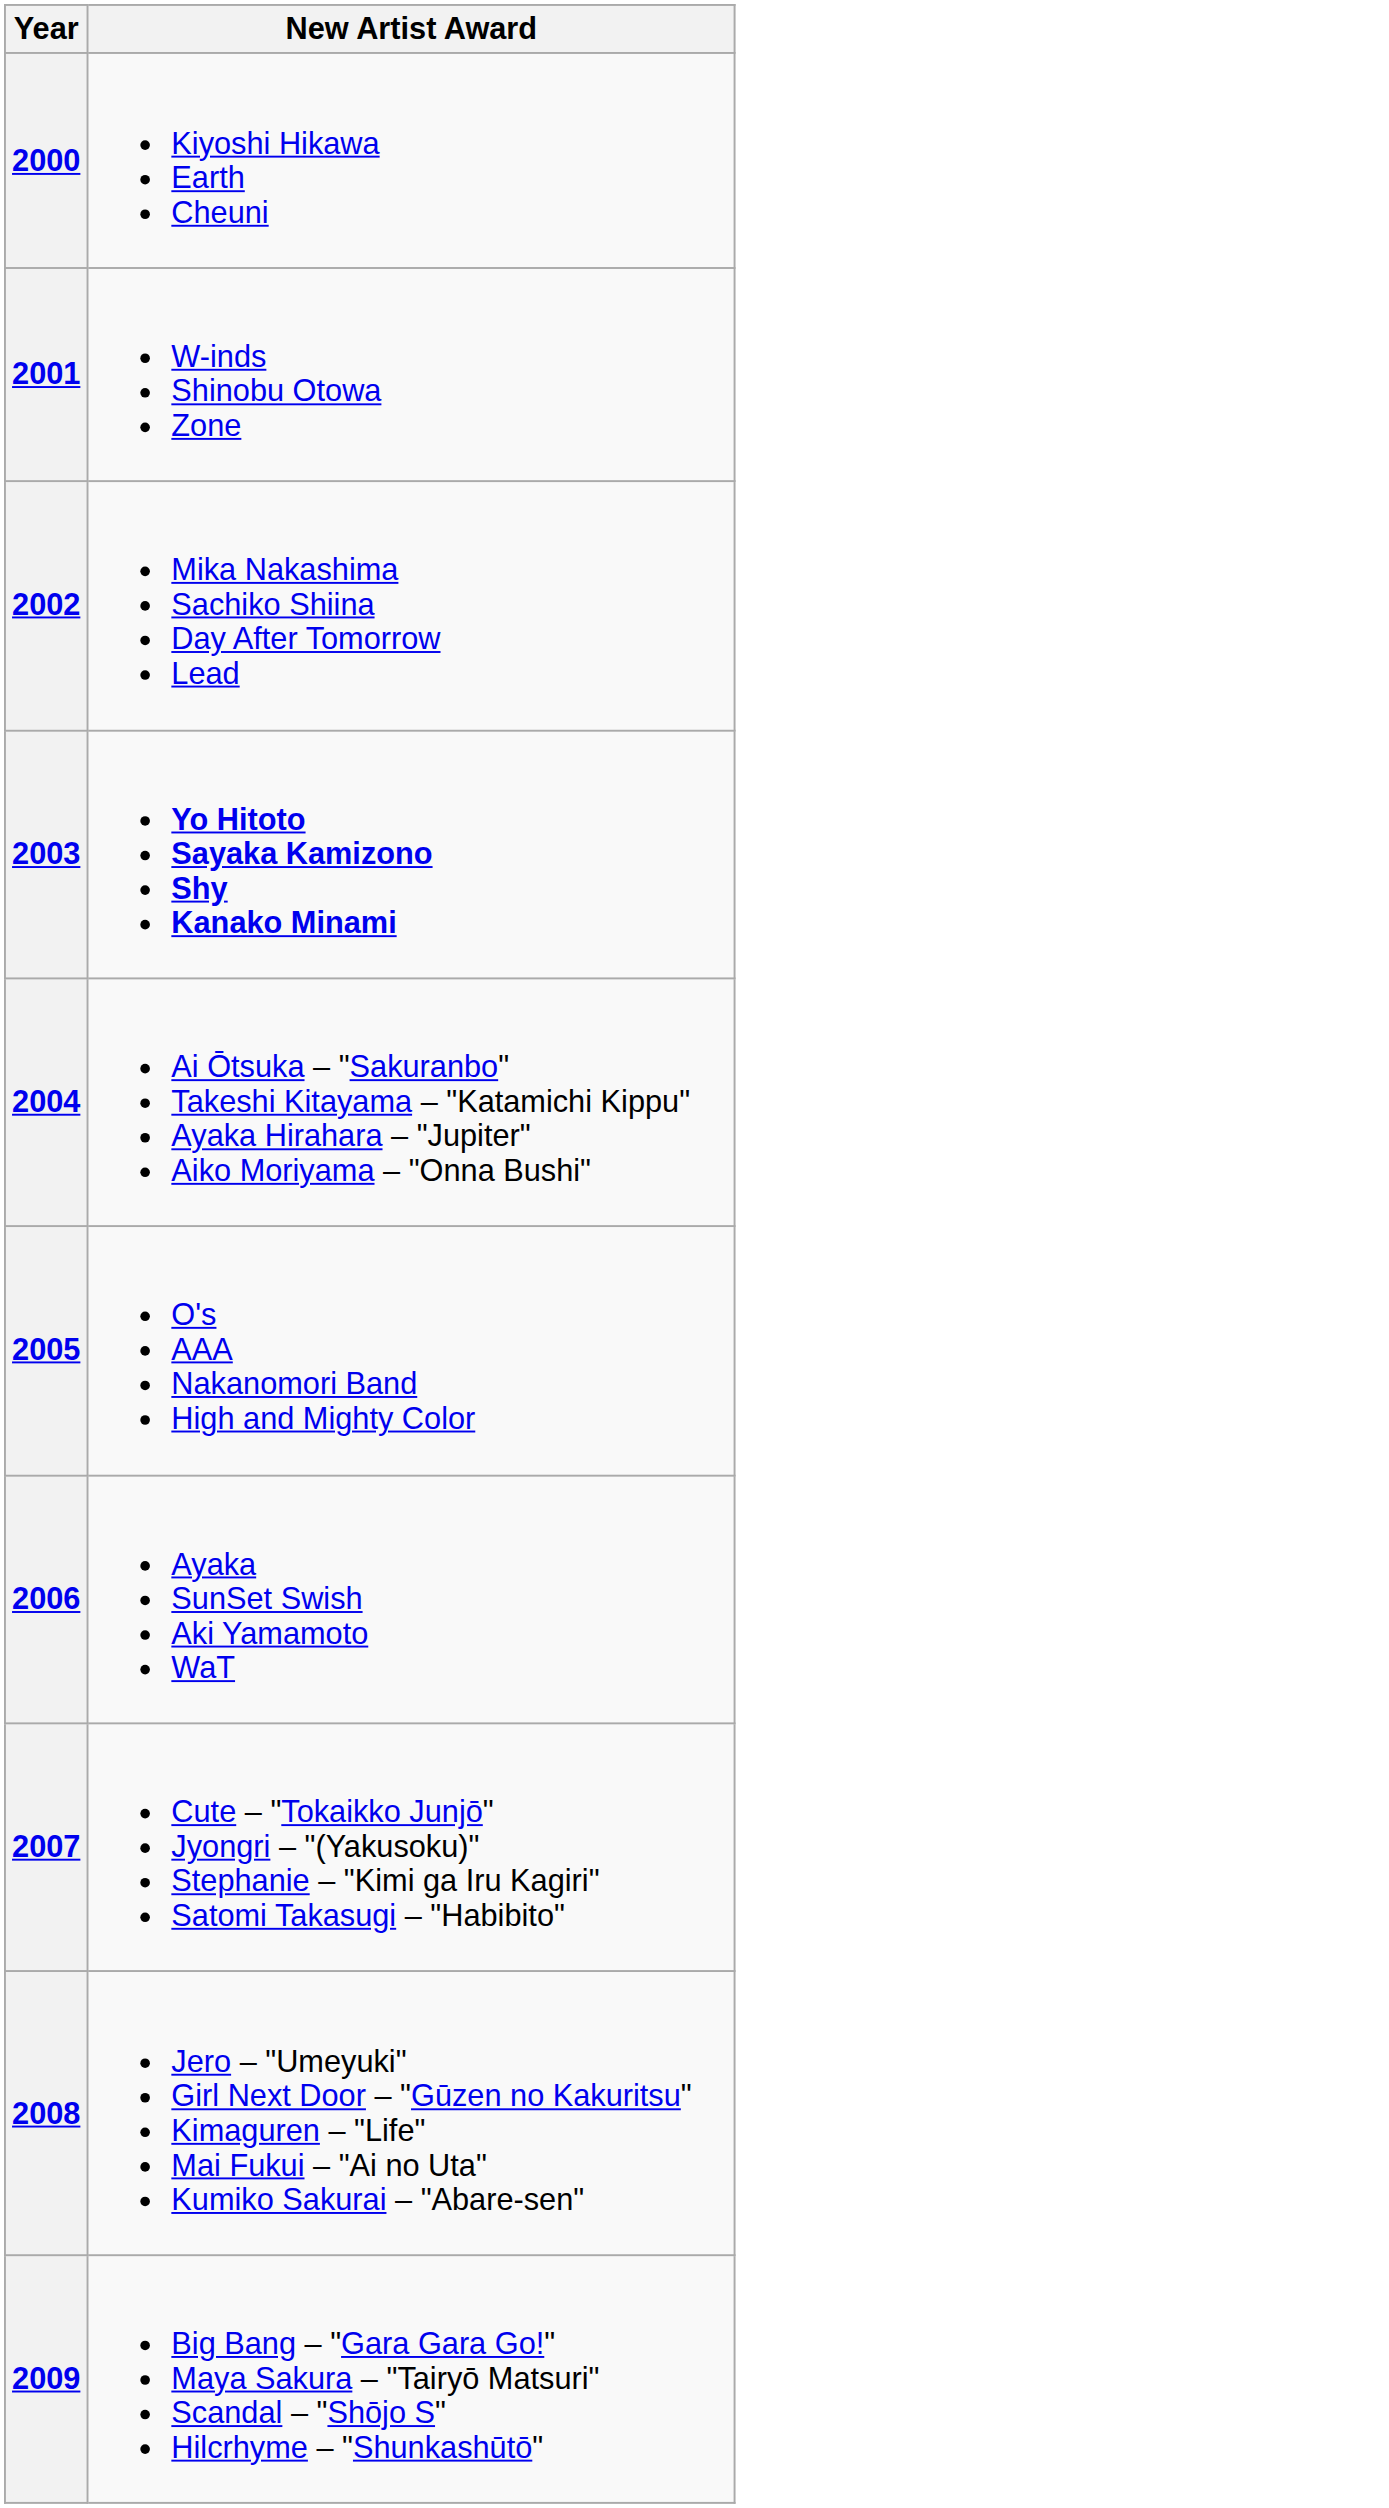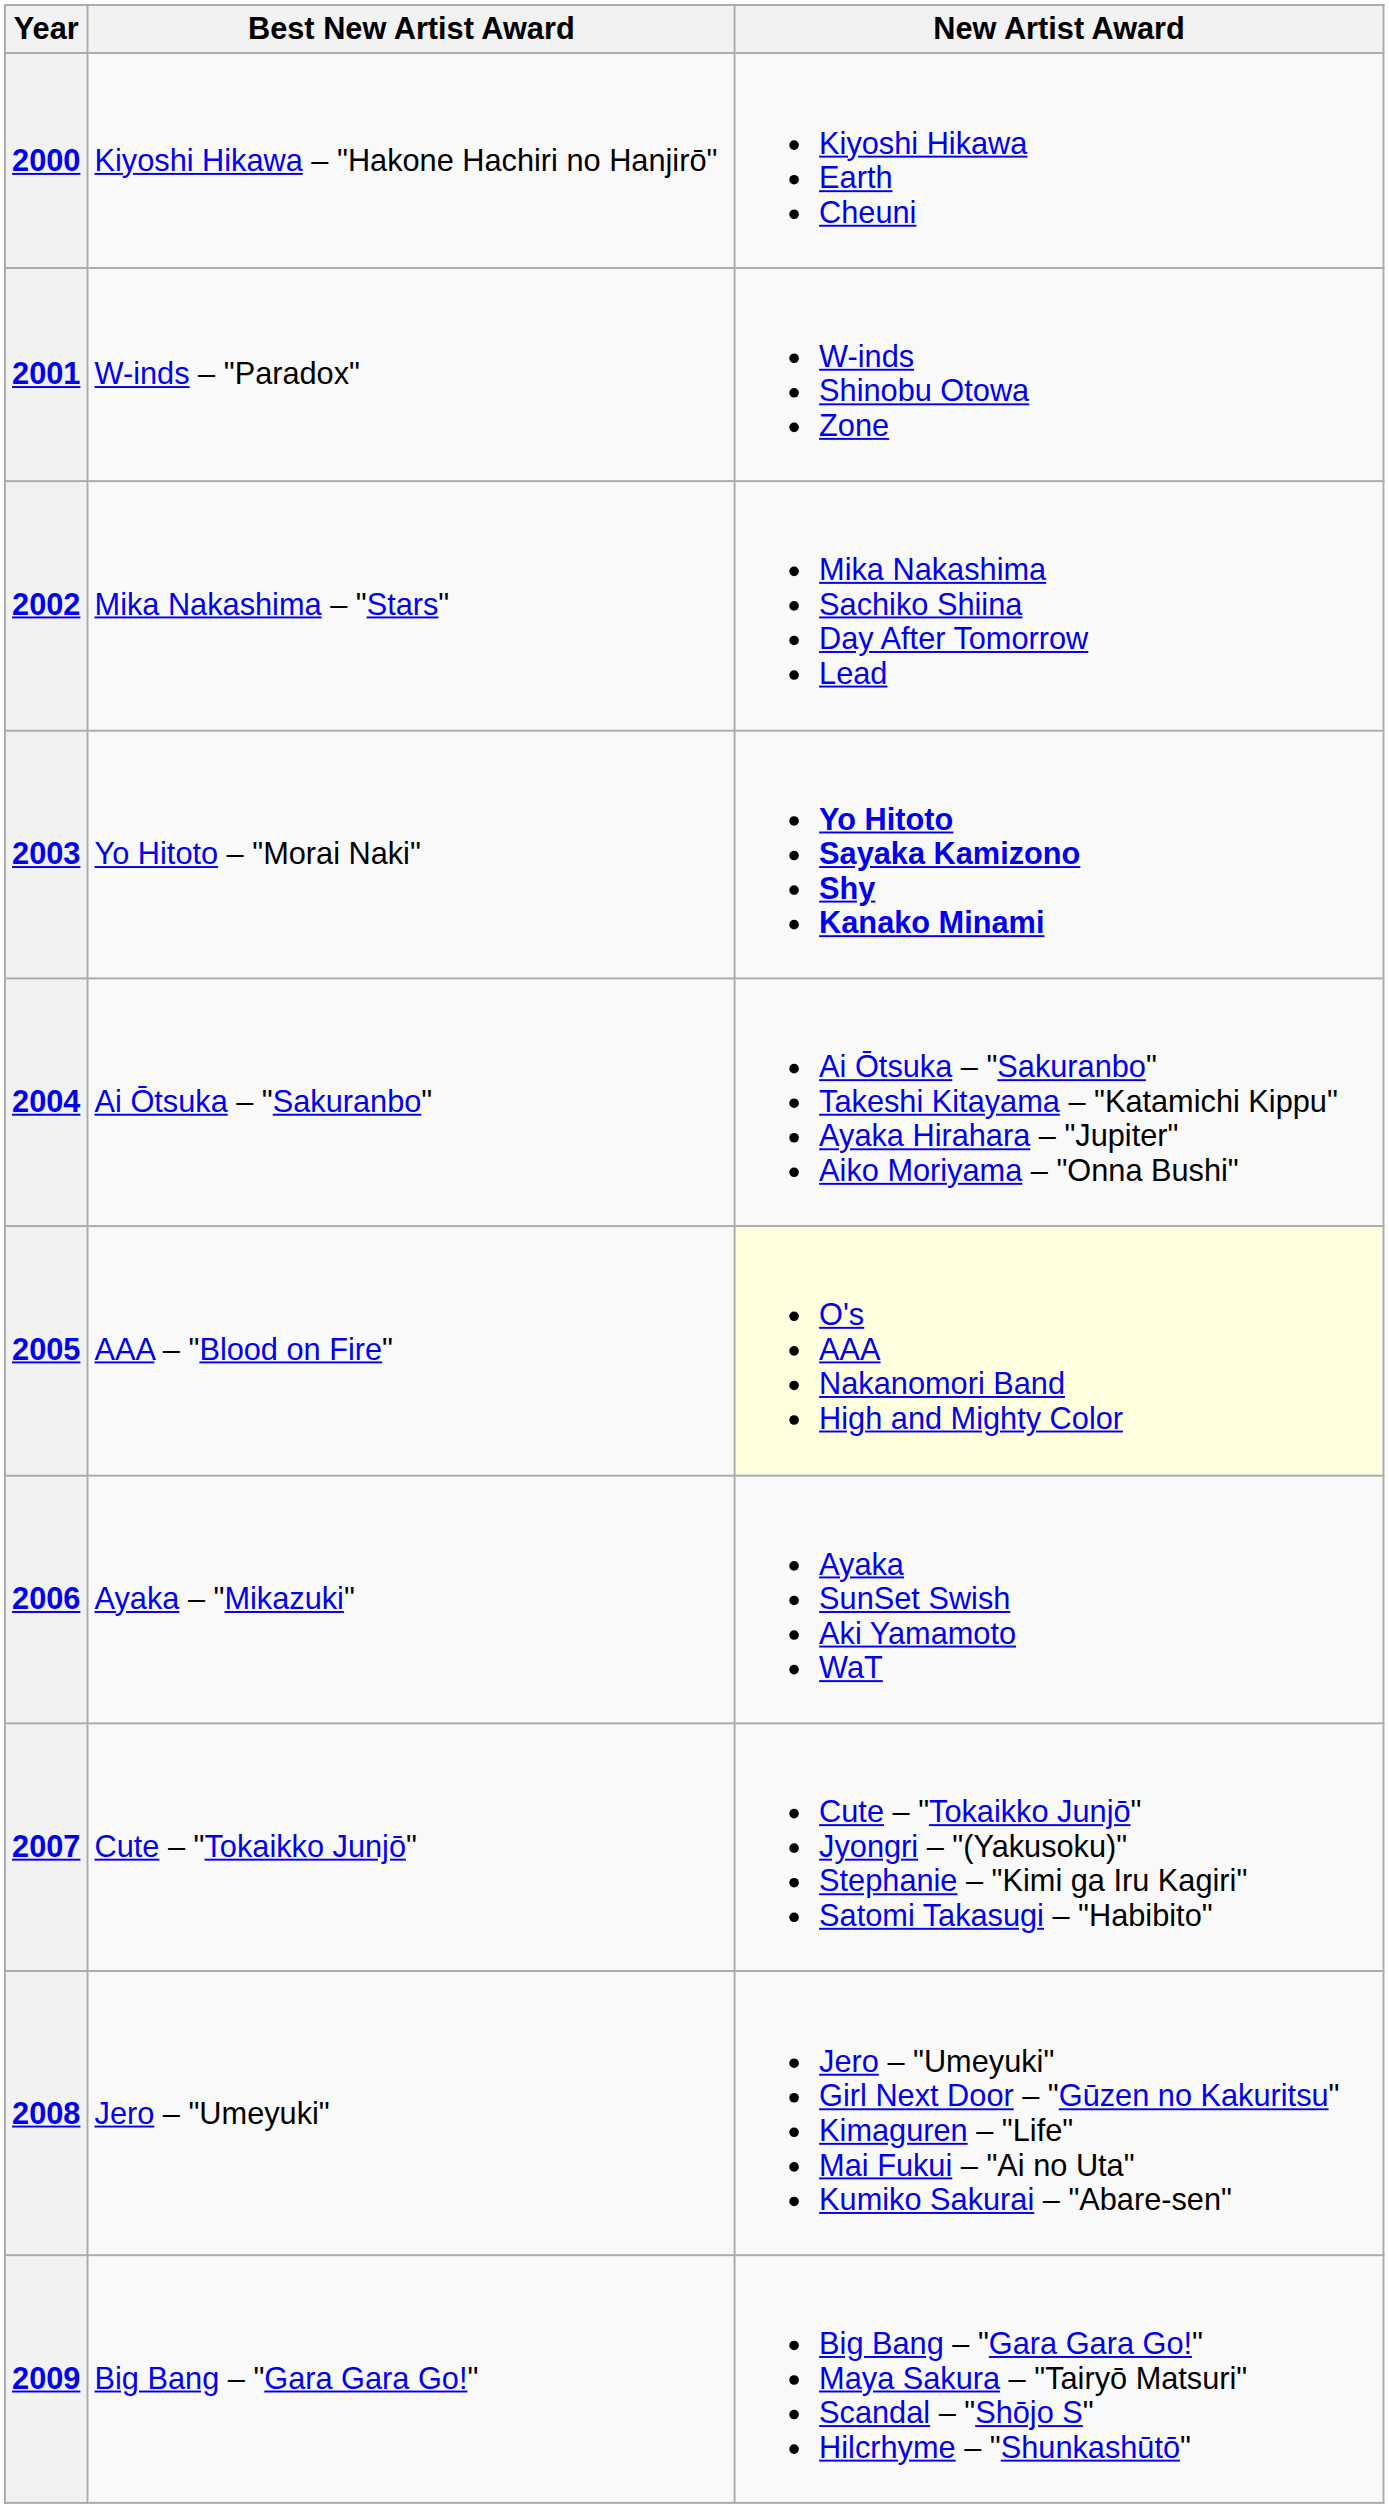+ column: (411, 28)
(411, 1368) no background -> (1059, 1368) lightyellow background
